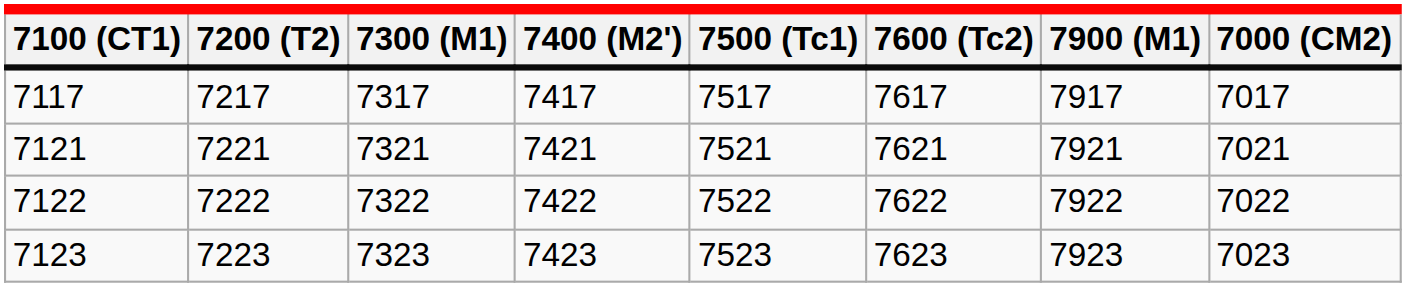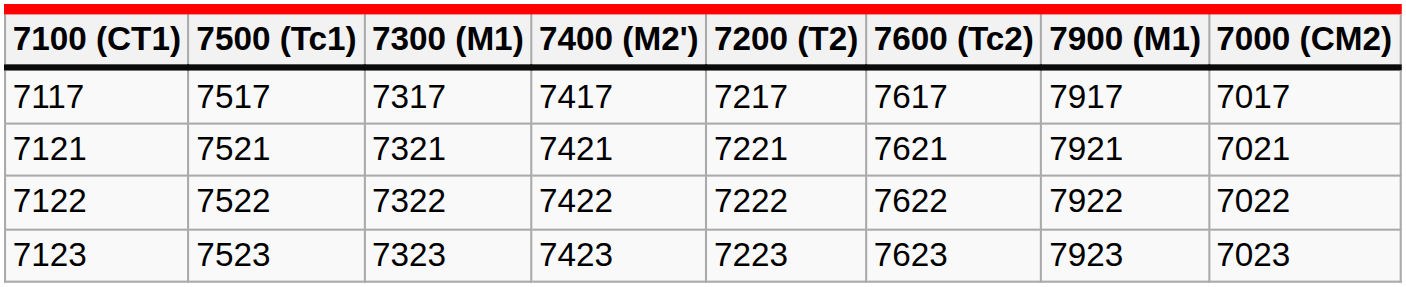columns swapped: (269, 39) <-> (778, 39)
